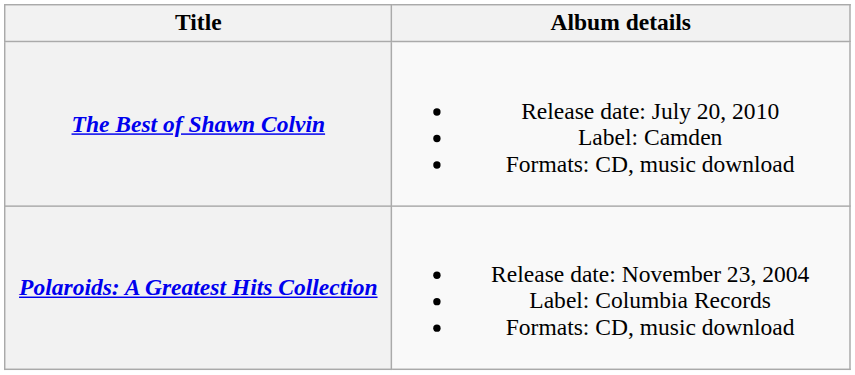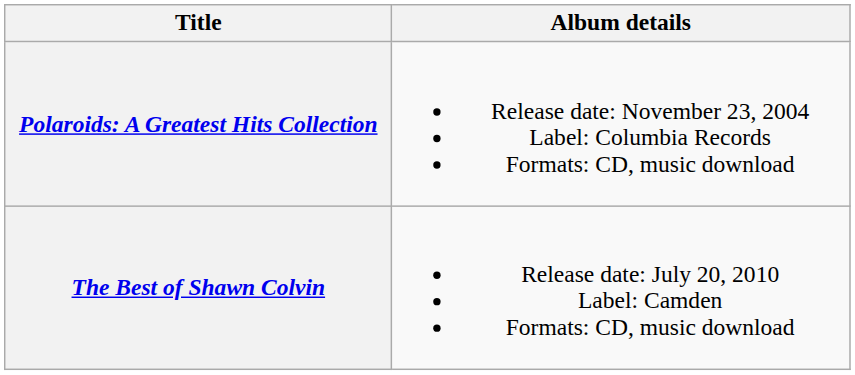rows swapped: (198, 287) <-> (198, 123)
